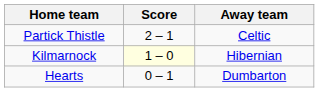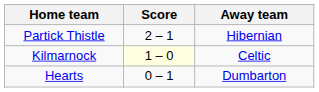(254, 35) Celtic -> (254, 35) Hibernian
(254, 55) Hibernian -> (254, 55) Celtic
